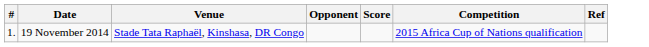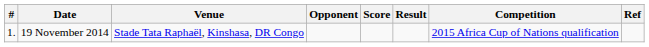+ column: (411, 14)
